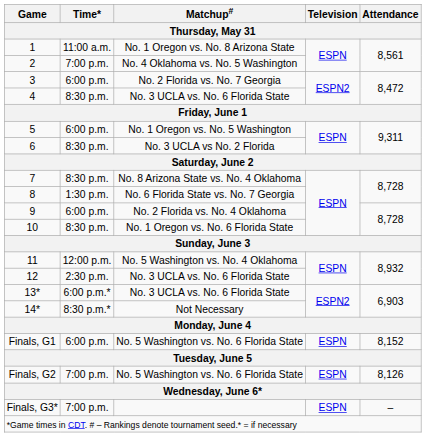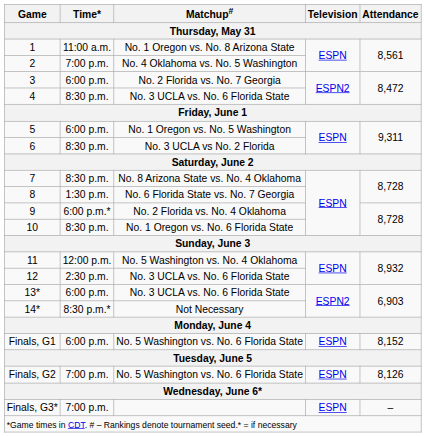(87, 211) 6:00 p.m. -> (87, 211) 6:00 p.m.*
(87, 293) 6:00 p.m.* -> (87, 293) 6:00 p.m.
